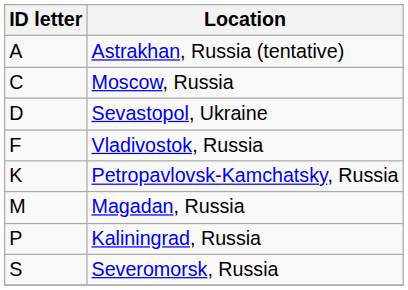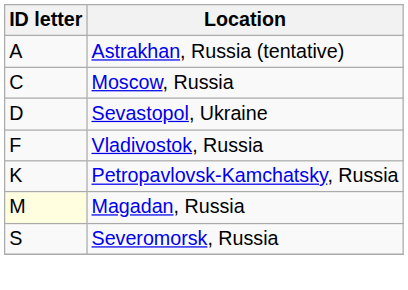(17, 207) no background -> (17, 207) lightyellow background
- row: (176, 238)
